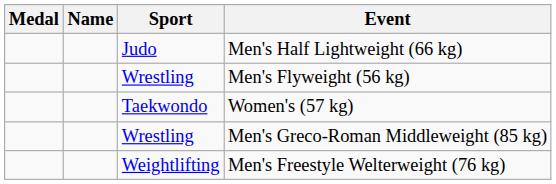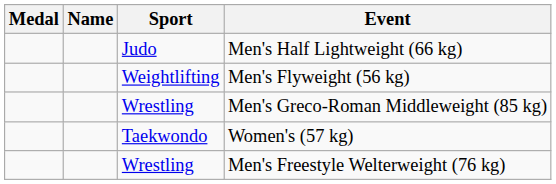(158, 77) Wrestling -> (171, 77) Weightlifting
rows swapped: (388, 135) <-> (291, 106)
(171, 164) Weightlifting -> (158, 164) Wrestling
